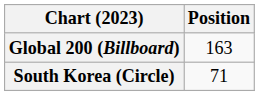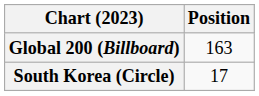(219, 76) 71 -> (219, 76) 17
